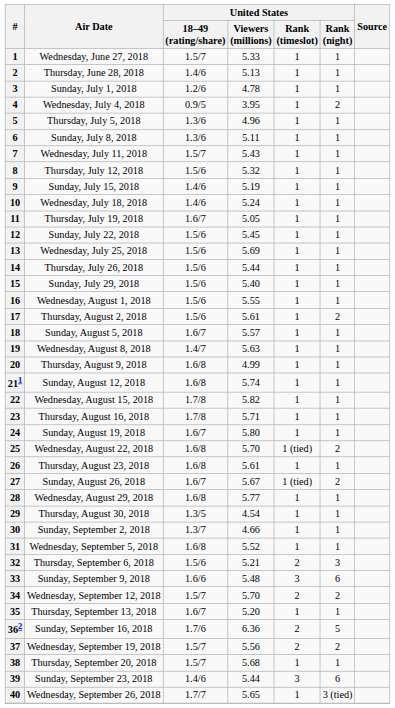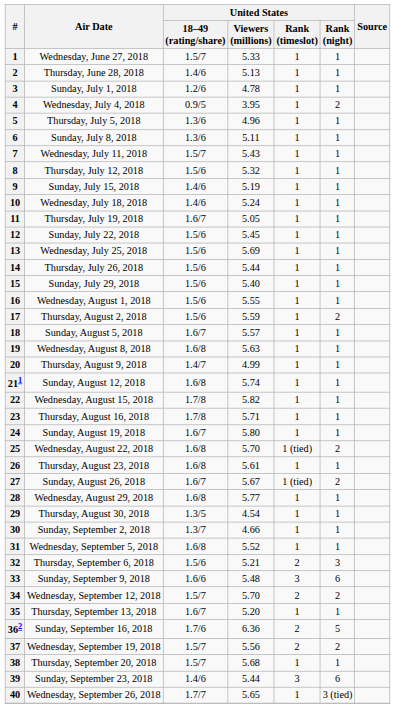(251, 316) 5.61 -> (251, 316) 5.59
(195, 348) 1.4/7 -> (195, 348) 1.6/8
(195, 365) 1.6/8 -> (195, 365) 1.4/7
